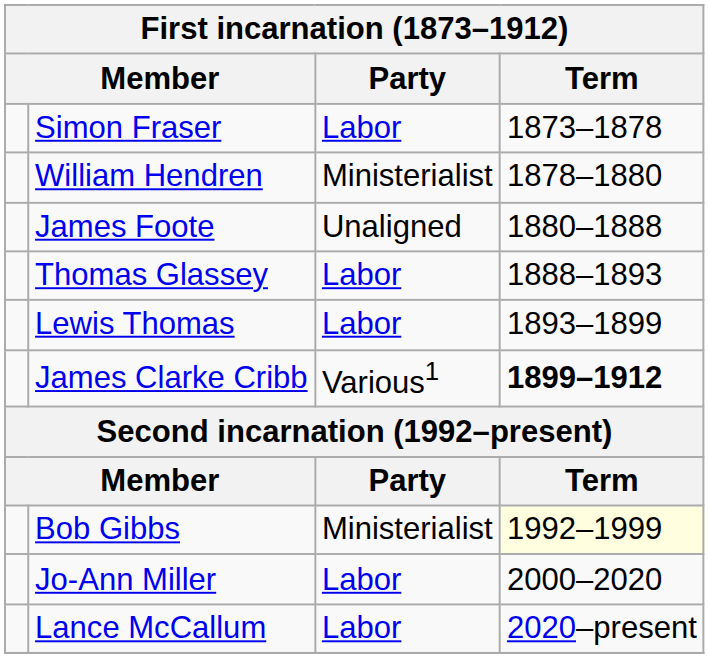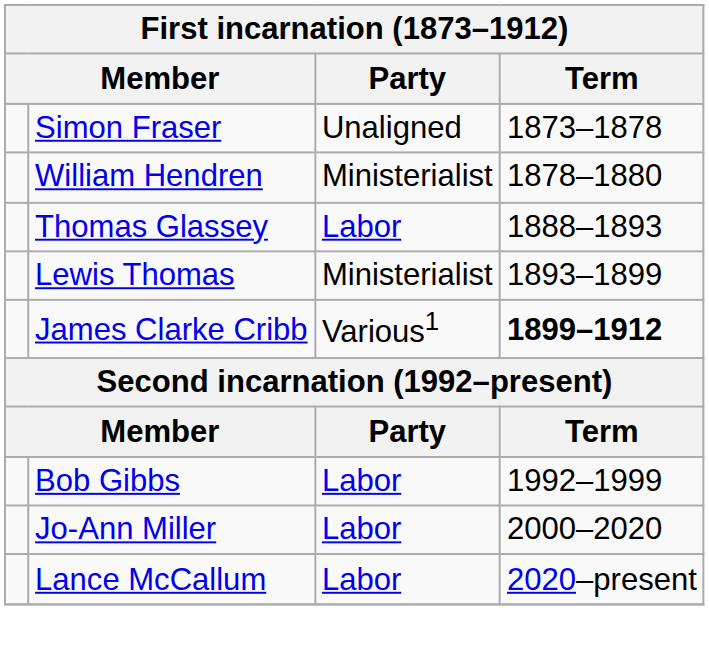(362, 127) Labor -> (392, 127) Unaligned
- row: (125, 226)
(362, 324) Labor -> (407, 275) Ministerialist
(407, 529) Ministerialist -> (362, 480) Labor
(585, 529) lightyellow background -> (585, 480) no background
